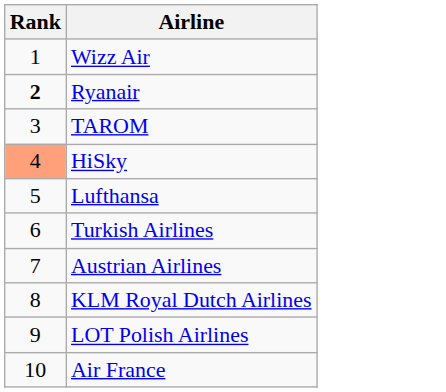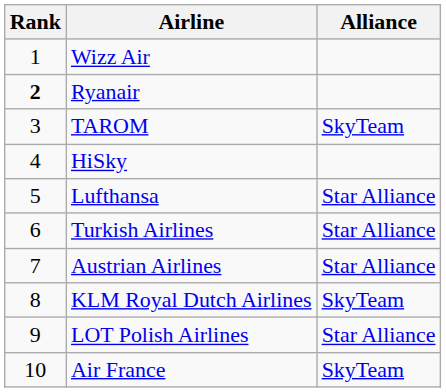+ column: (379, 21)
(35, 160) lightsalmon background -> (35, 160) no background
